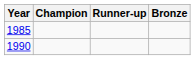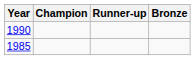rows swapped: (19, 30) <-> (19, 47)
